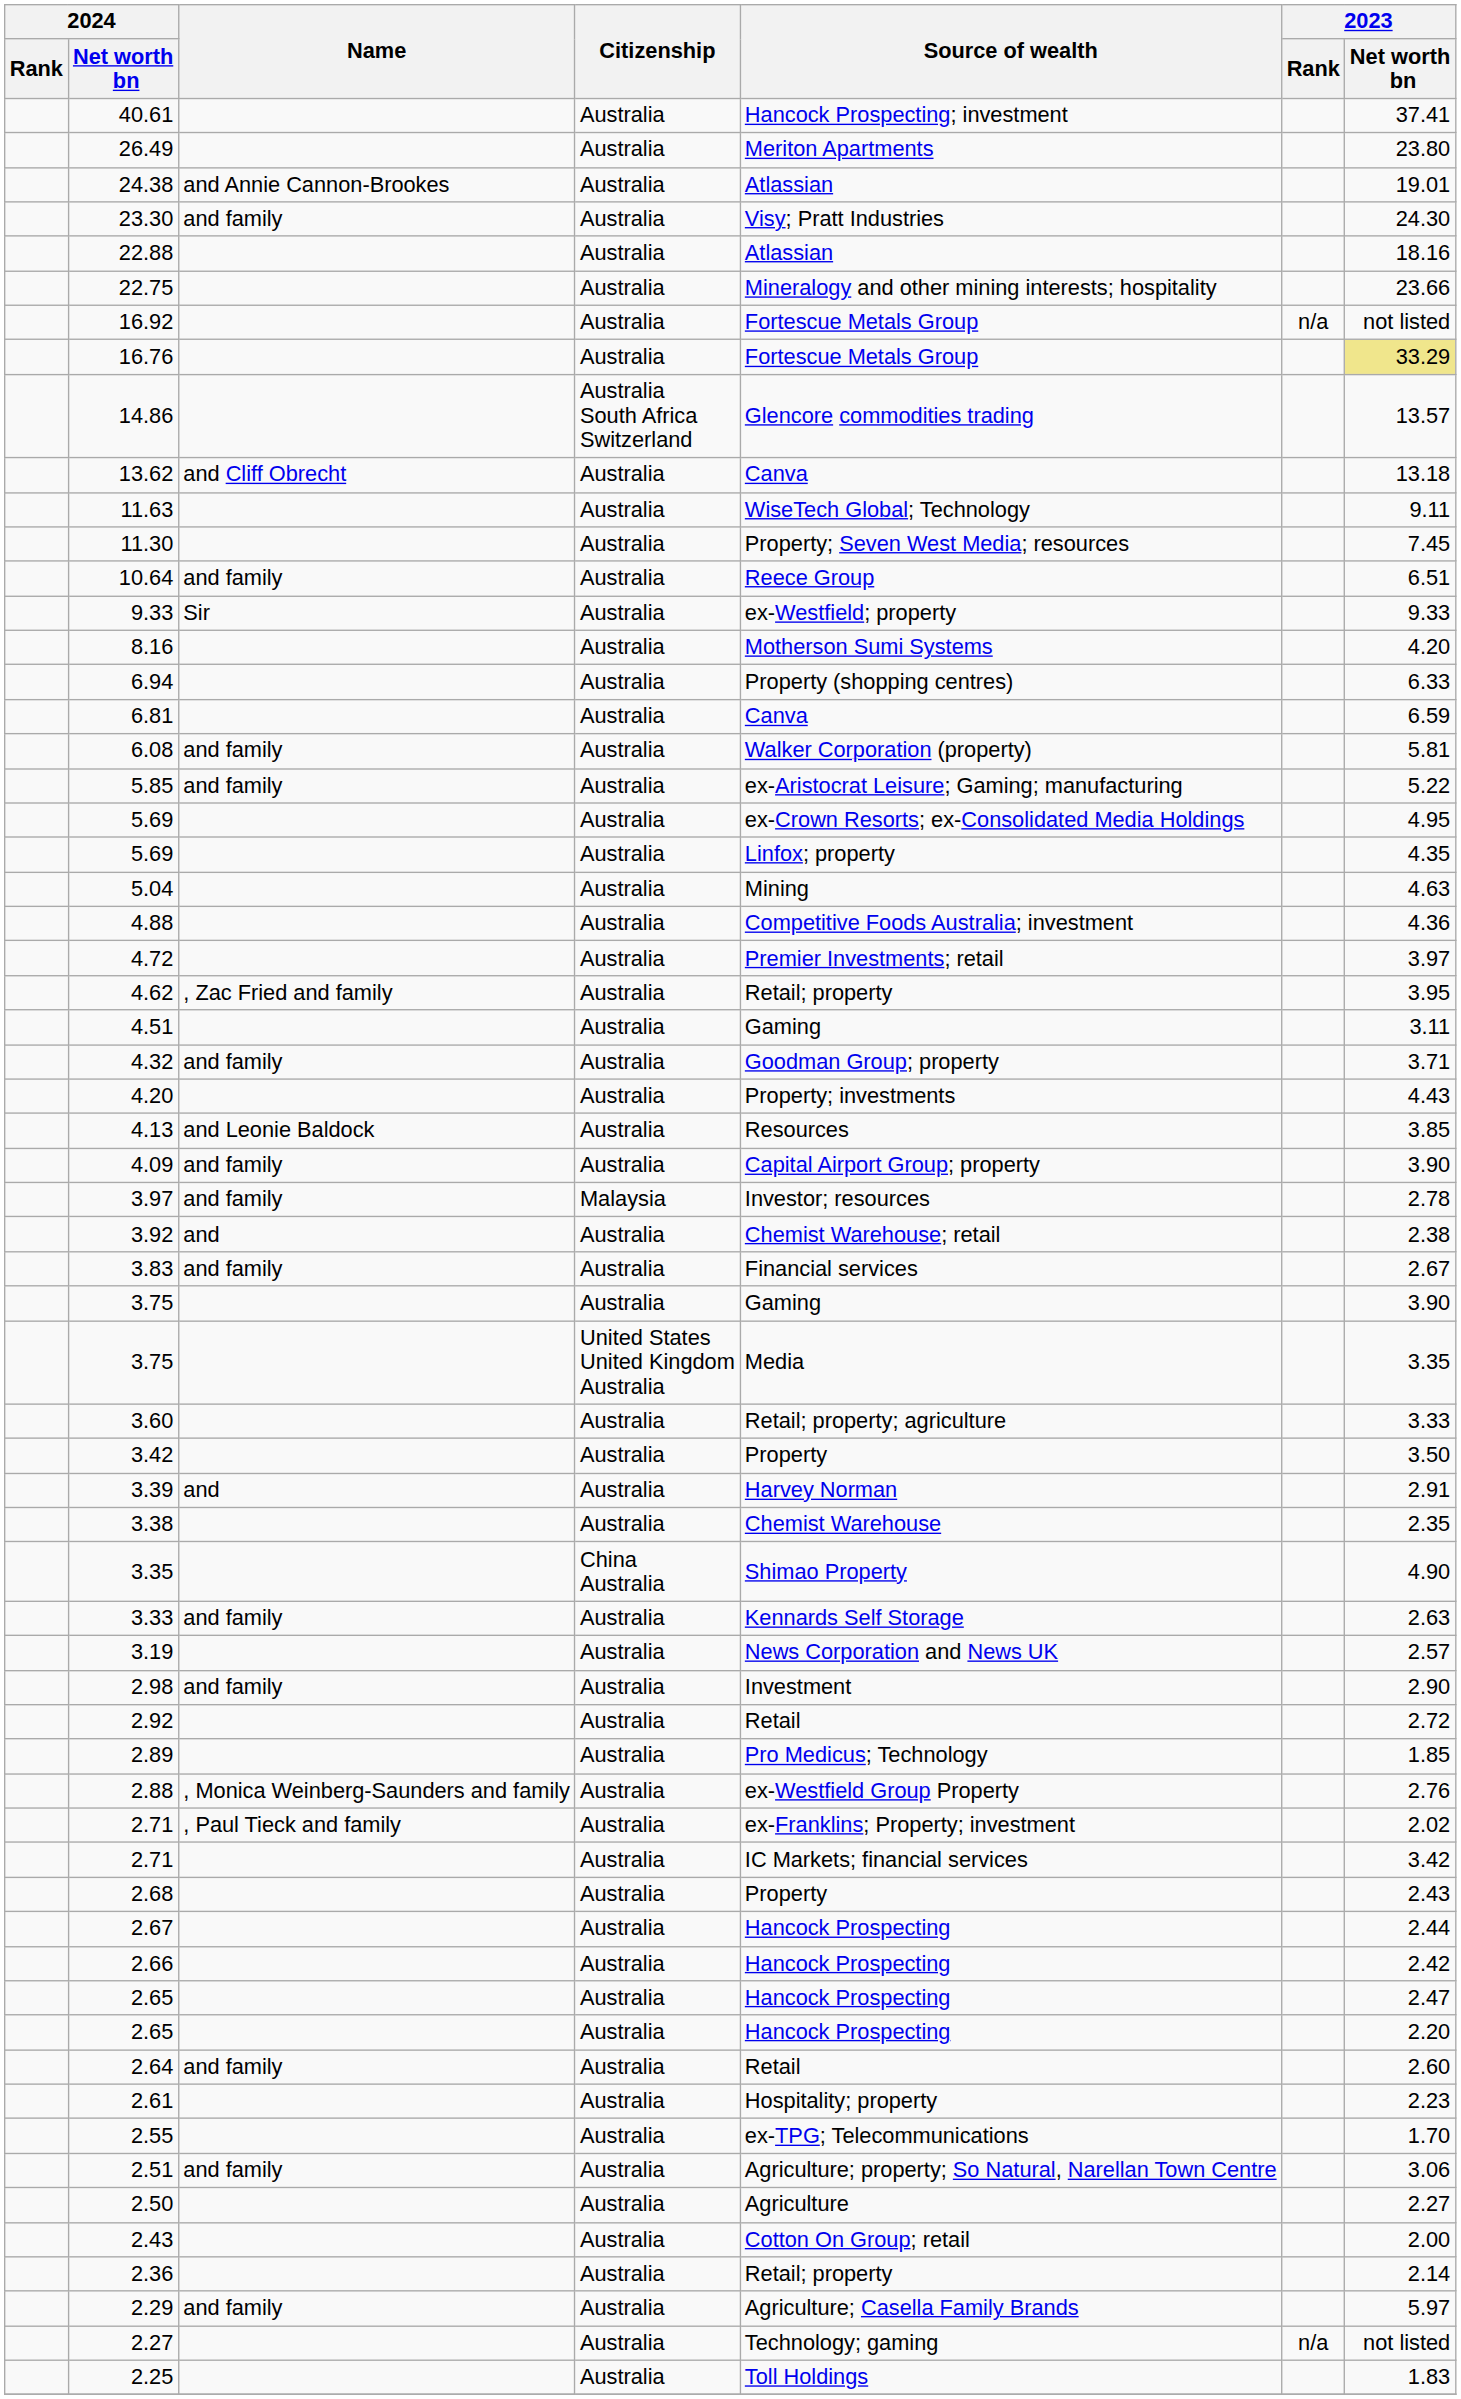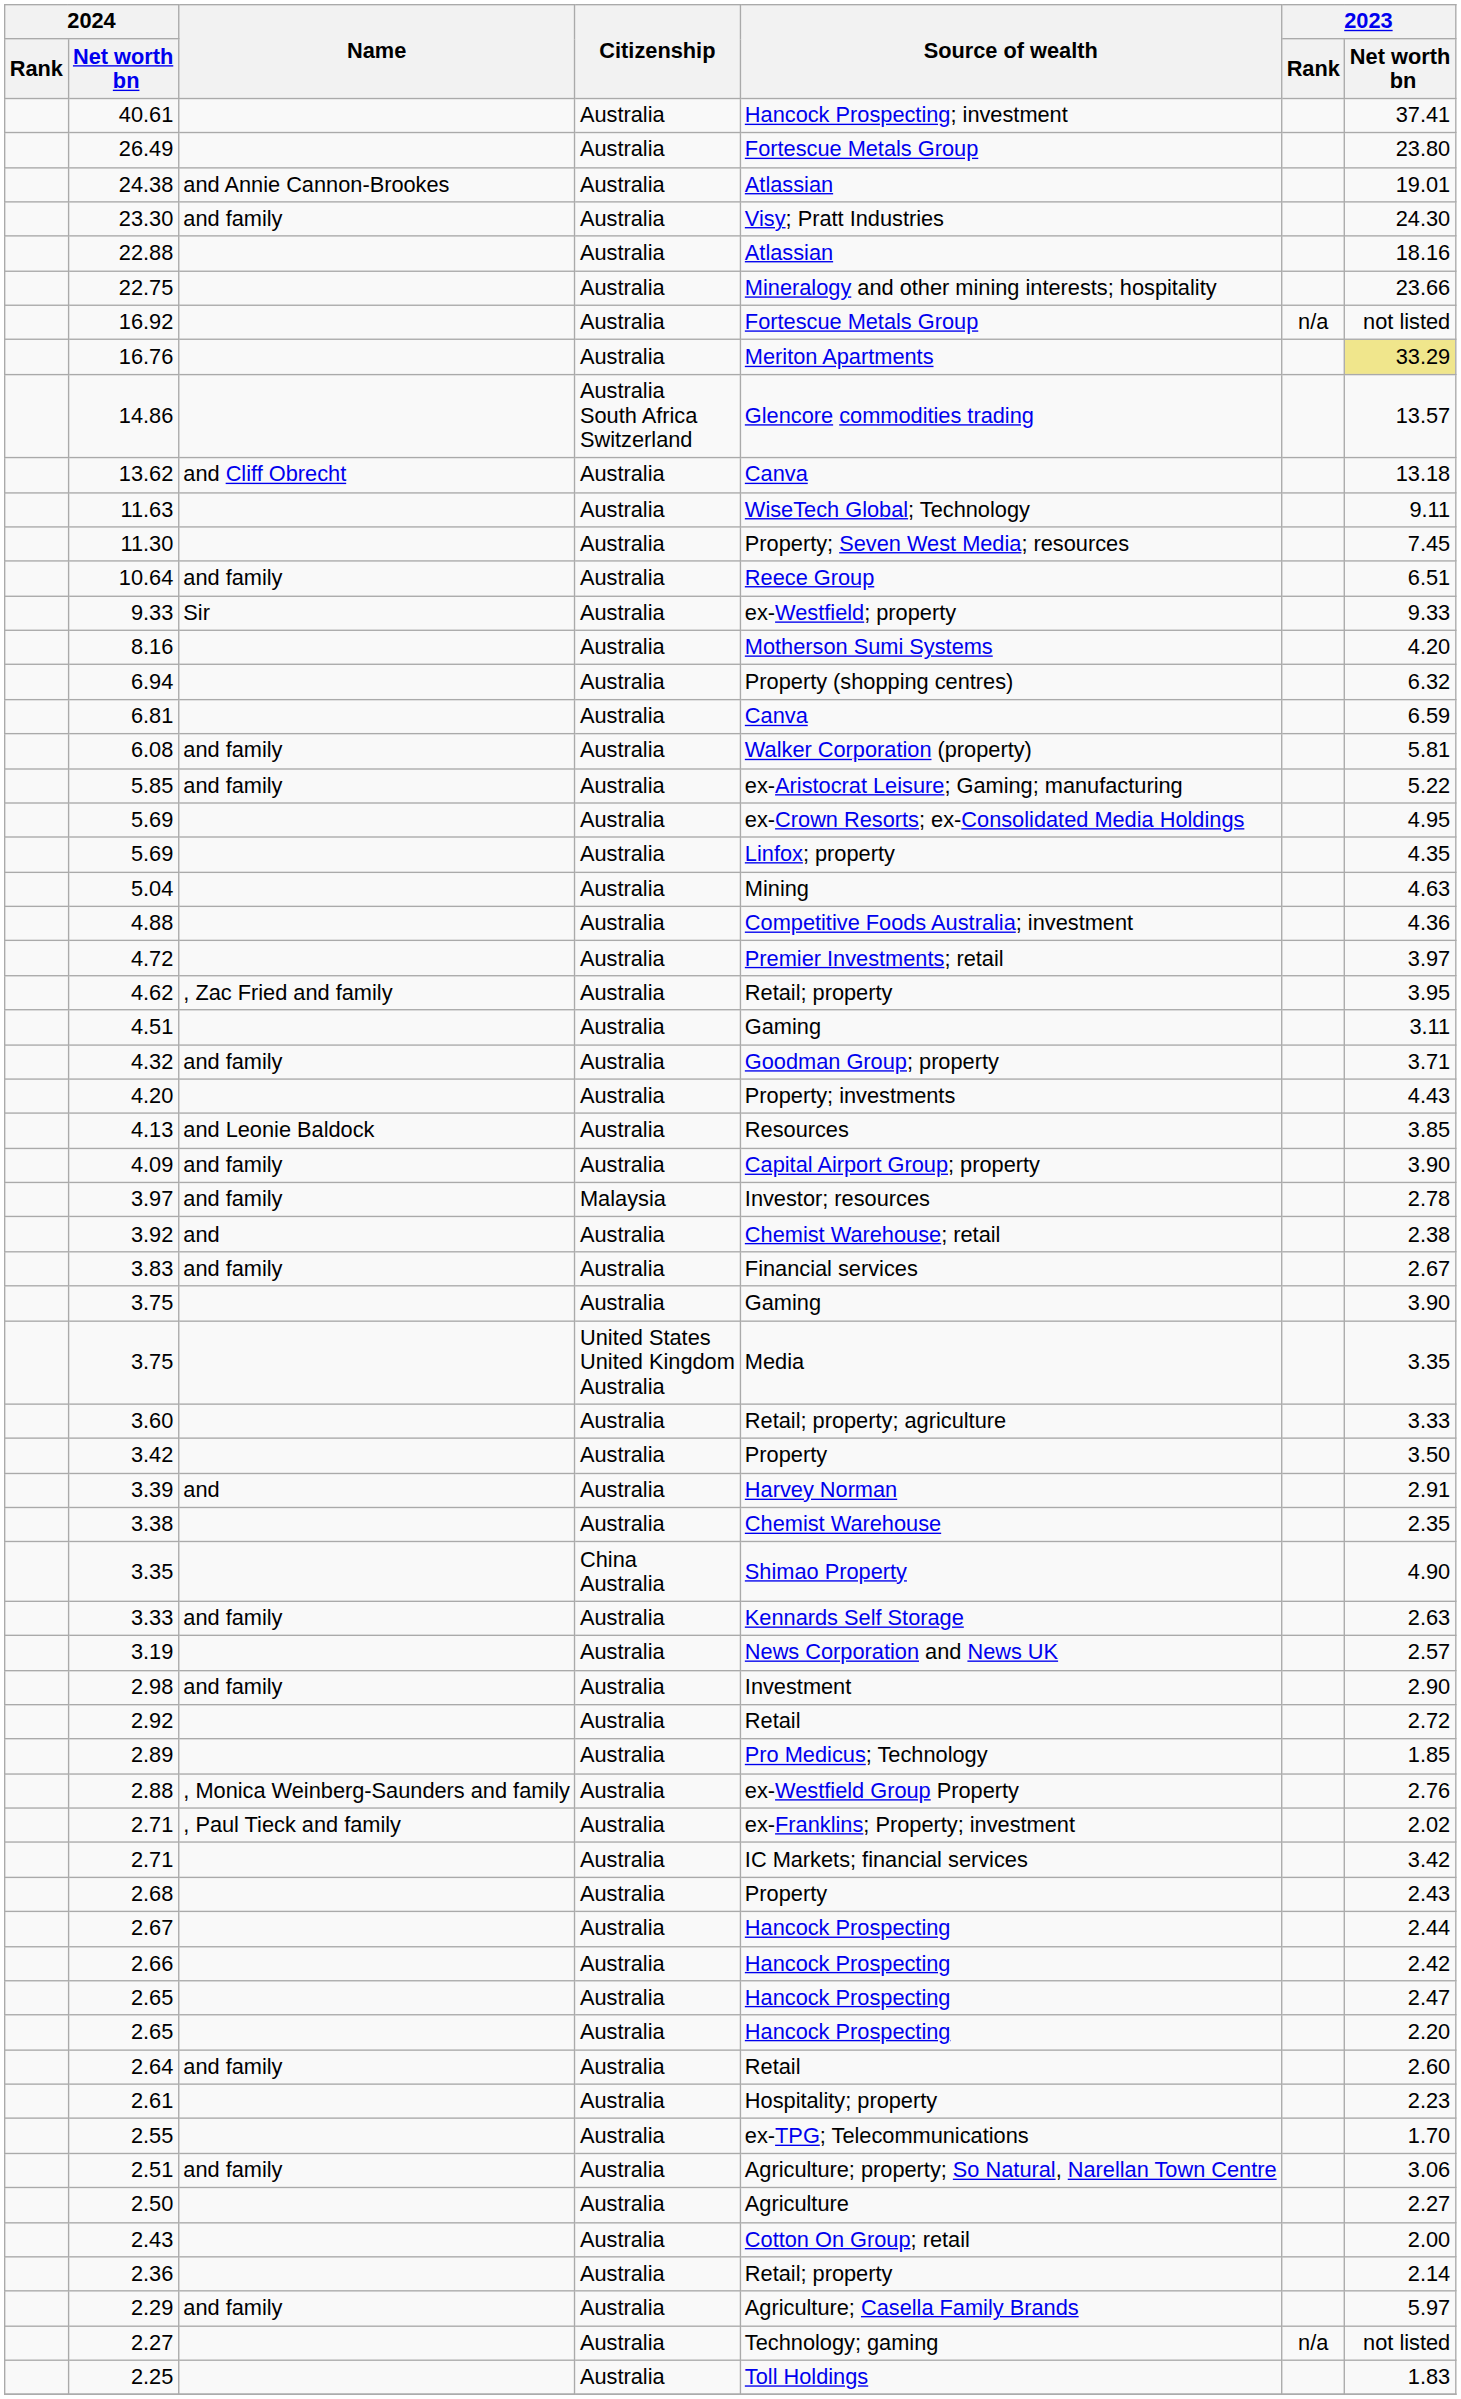(839, 149) Meriton Apartments -> (862, 149) Fortescue Metals Group
(862, 356) Fortescue Metals Group -> (839, 356) Meriton Apartments
(1429, 681) 6.33 -> (1429, 681) 6.32
